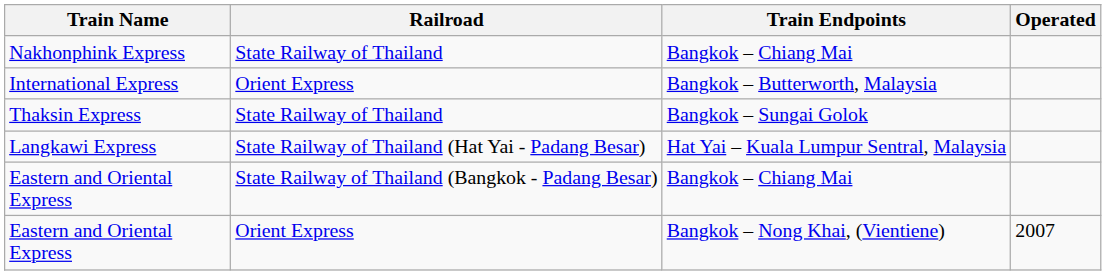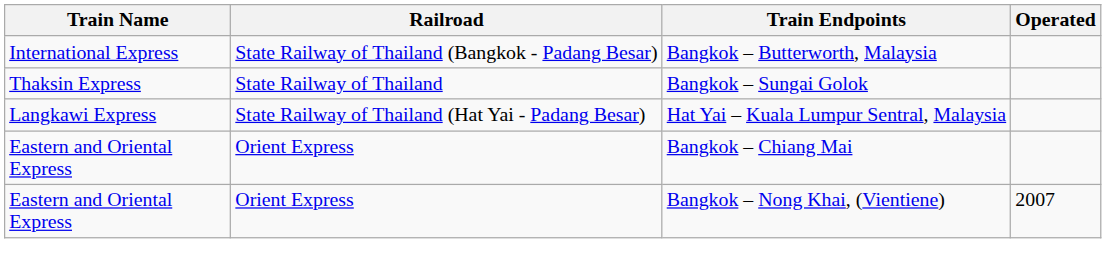- row: (97, 51)
(295, 83) Orient Express -> (446, 51) State Railway of Thailand (Bangkok - Padang Besar)
(446, 177) State Railway of Thailand (Bangkok - Padang Besar) -> (295, 146) Orient Express
